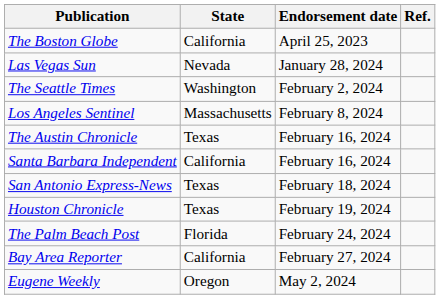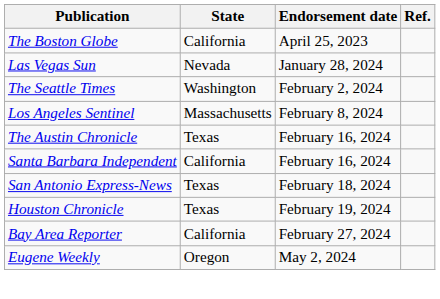- row: (74, 233)
